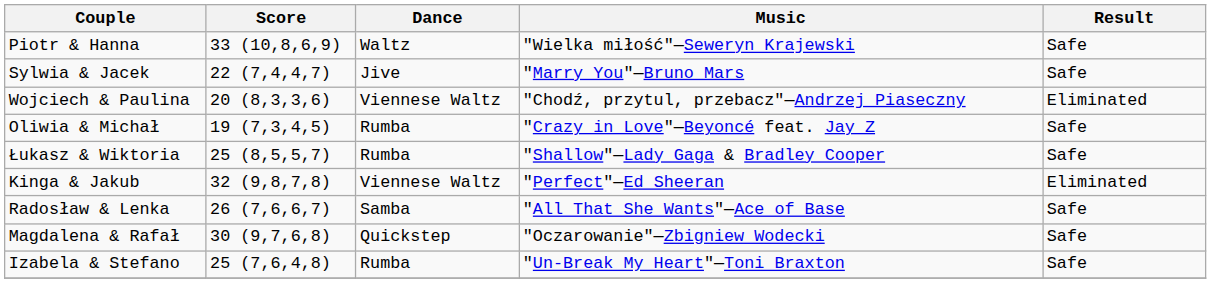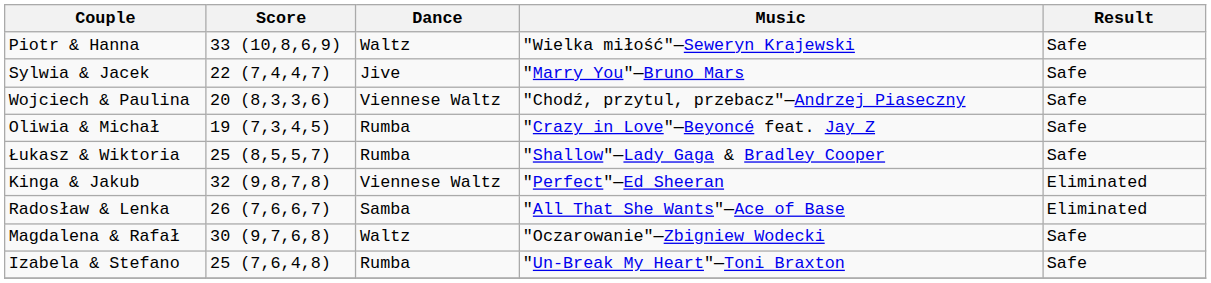(1097, 100) Eliminated -> (1067, 100) Safe
(1067, 210) Safe -> (1097, 210) Eliminated
(405, 237) Quickstep -> (385, 237) Waltz
